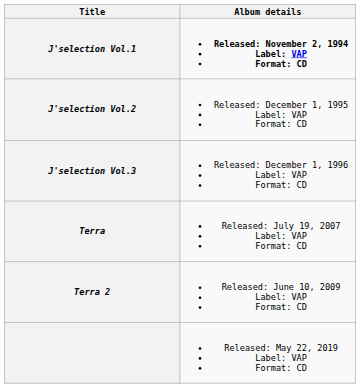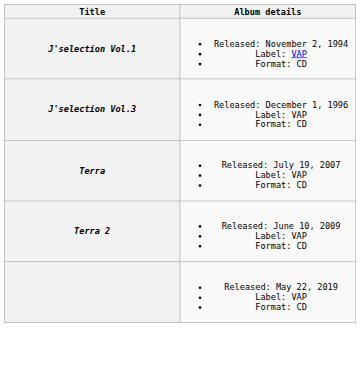(268, 54) bold -> (268, 54) normal
- row: (92, 110)
